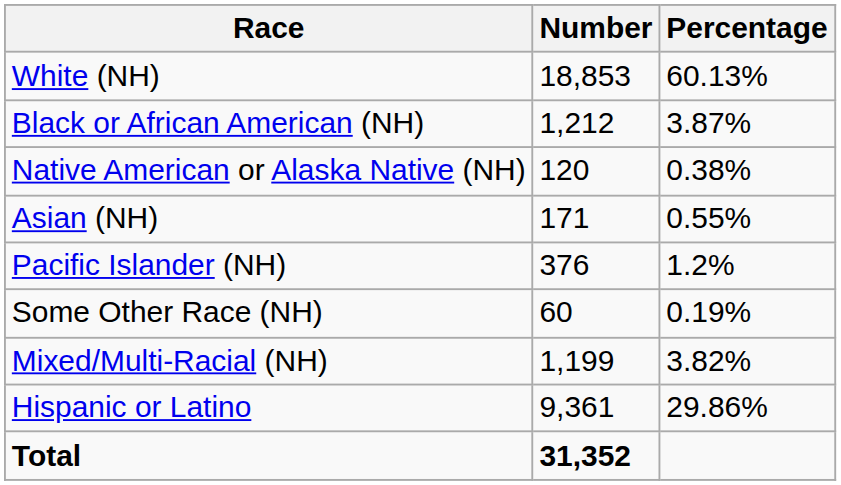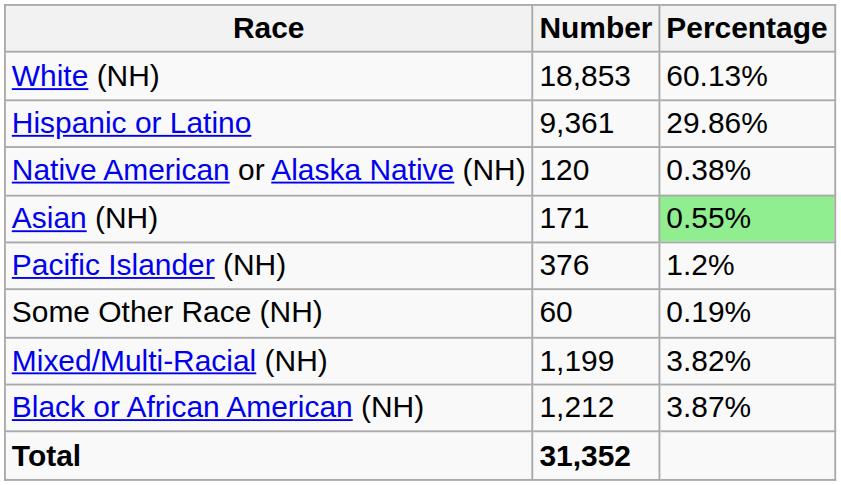rows swapped: (218, 123) <-> (132, 407)
(709, 218) no background -> (709, 218) lightgreen background
